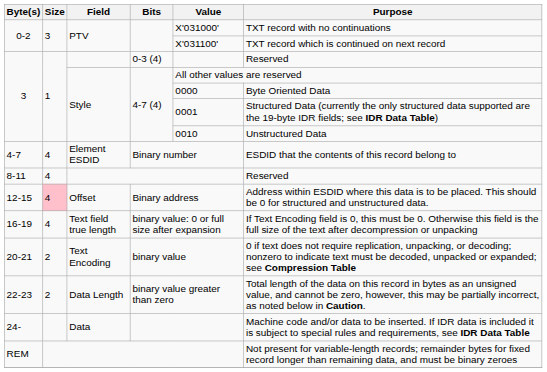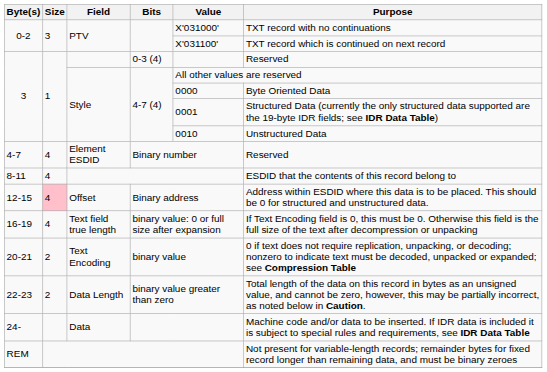(351, 154) ESDID that the contents of this record belong to -> (267, 154) Reserved
(267, 176) Reserved -> (351, 176) ESDID that the contents of this record belong to
